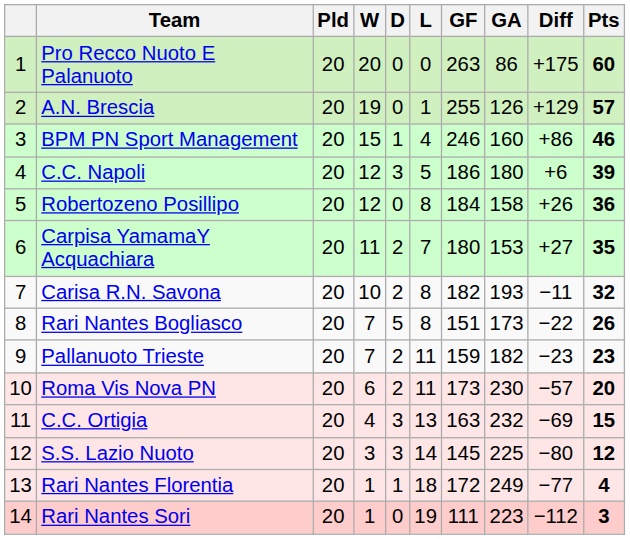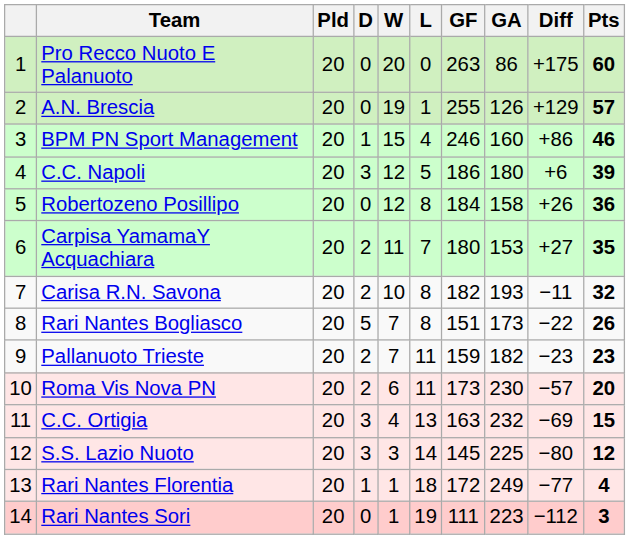columns swapped: (370, 20) <-> (398, 20)
